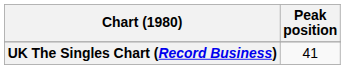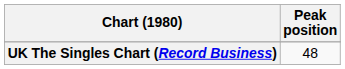(310, 53) 41 -> (310, 53) 48
